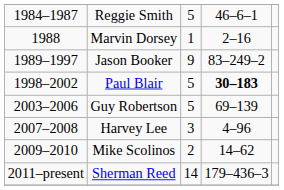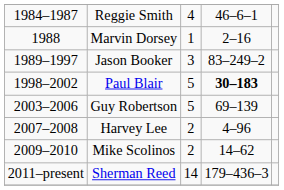(191, 15) 5 -> (191, 15) 4
(191, 60) 9 -> (191, 60) 3
(191, 128) 3 -> (191, 128) 2
